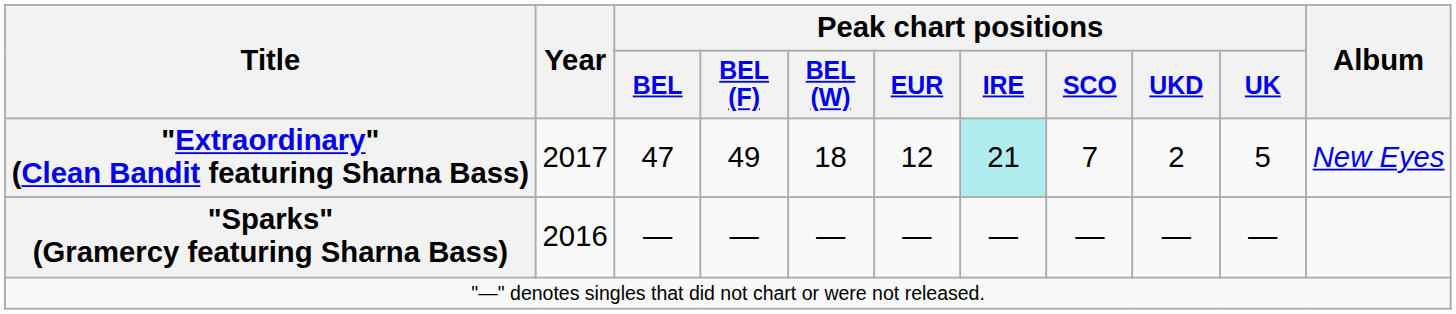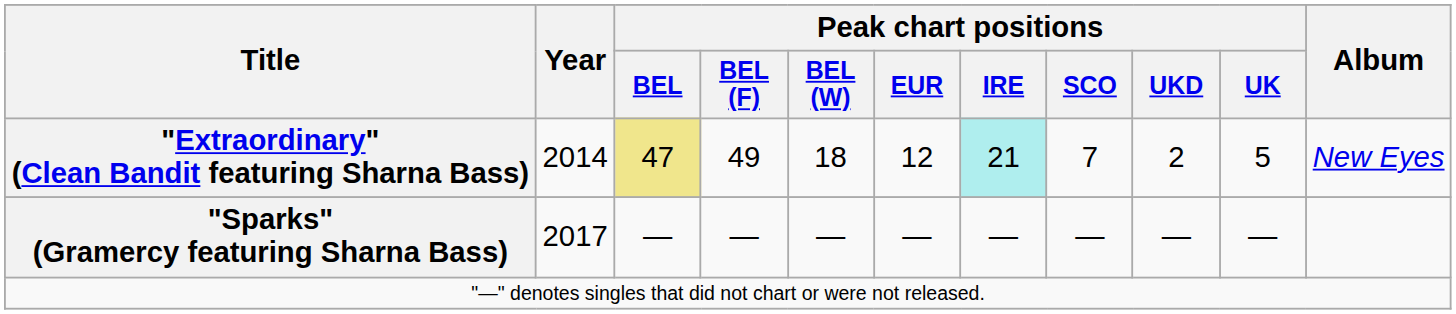(575, 157) 2017 -> (575, 157) 2014
(658, 157) no background -> (658, 157) khaki background
(575, 236) 2016 -> (575, 236) 2017
